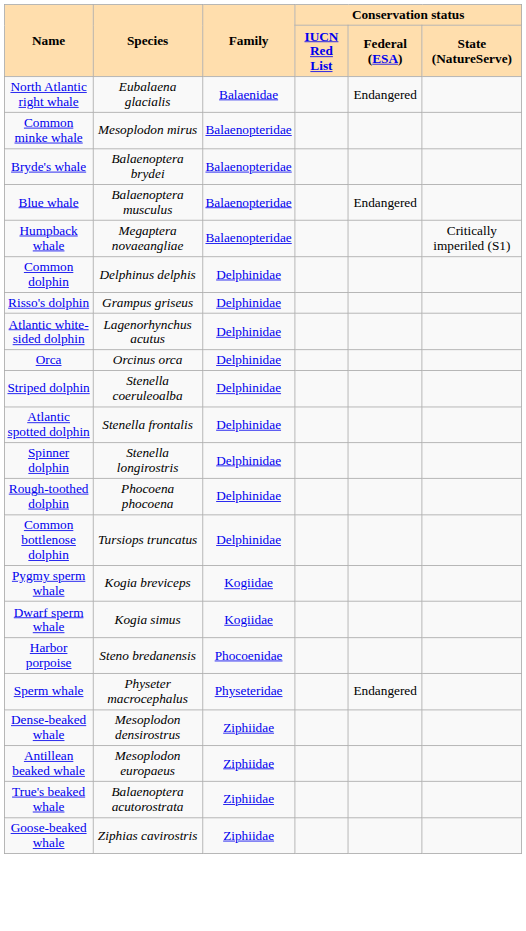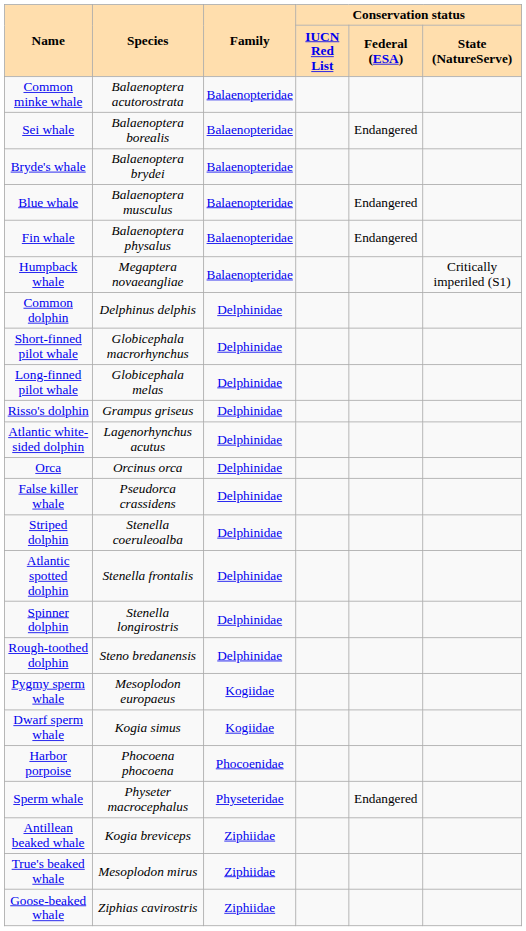- row: (49, 94)
(148, 130) Mesoplodon mirus -> (148, 94) Balaenoptera acutorostrata
+ row: (48, 130)
+ row: (48, 238)
+ row: (48, 346)
+ row: (48, 382)
+ row: (48, 496)
(148, 496) Phocoena phocoena -> (148, 655) Steno bredanensis
- row: (49, 540)
(148, 583) Kogia breviceps -> (148, 691) Mesoplodon europaeus
(148, 655) Steno bredanensis -> (148, 763) Phocoena phocoena
- row: (49, 727)
(148, 763) Mesoplodon europaeus -> (148, 835) Kogia breviceps
(148, 799) Balaenoptera acutorostrata -> (148, 871) Mesoplodon mirus
